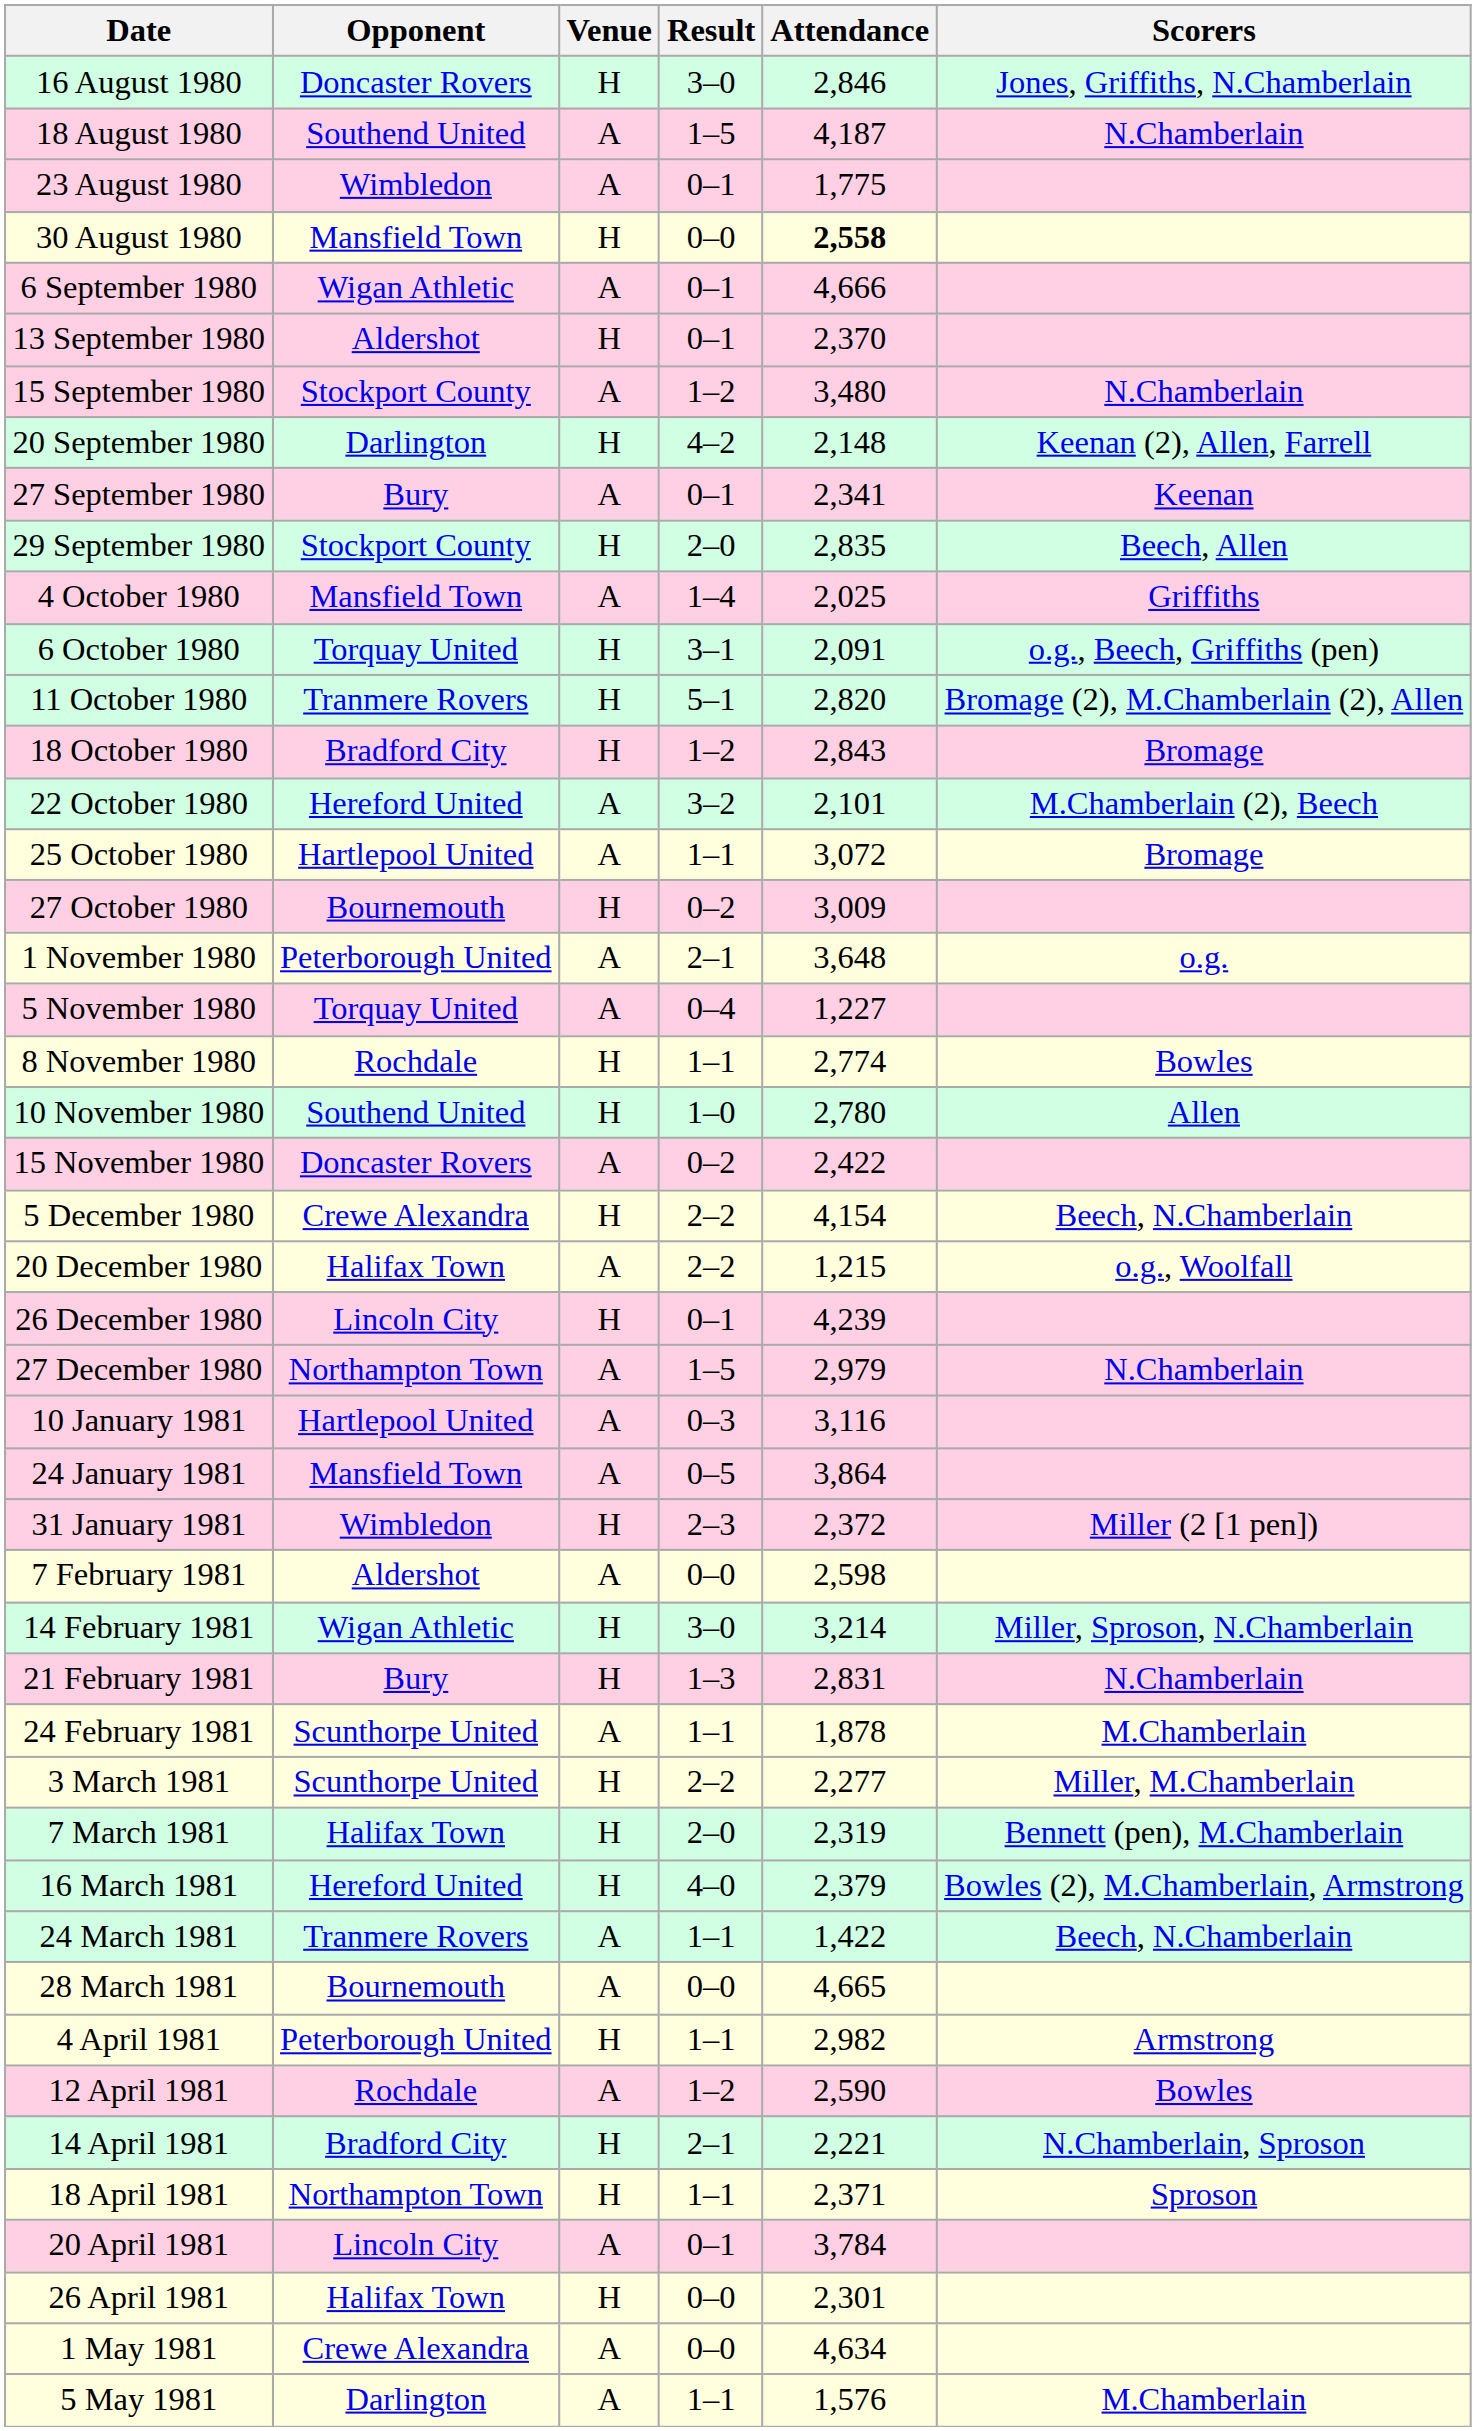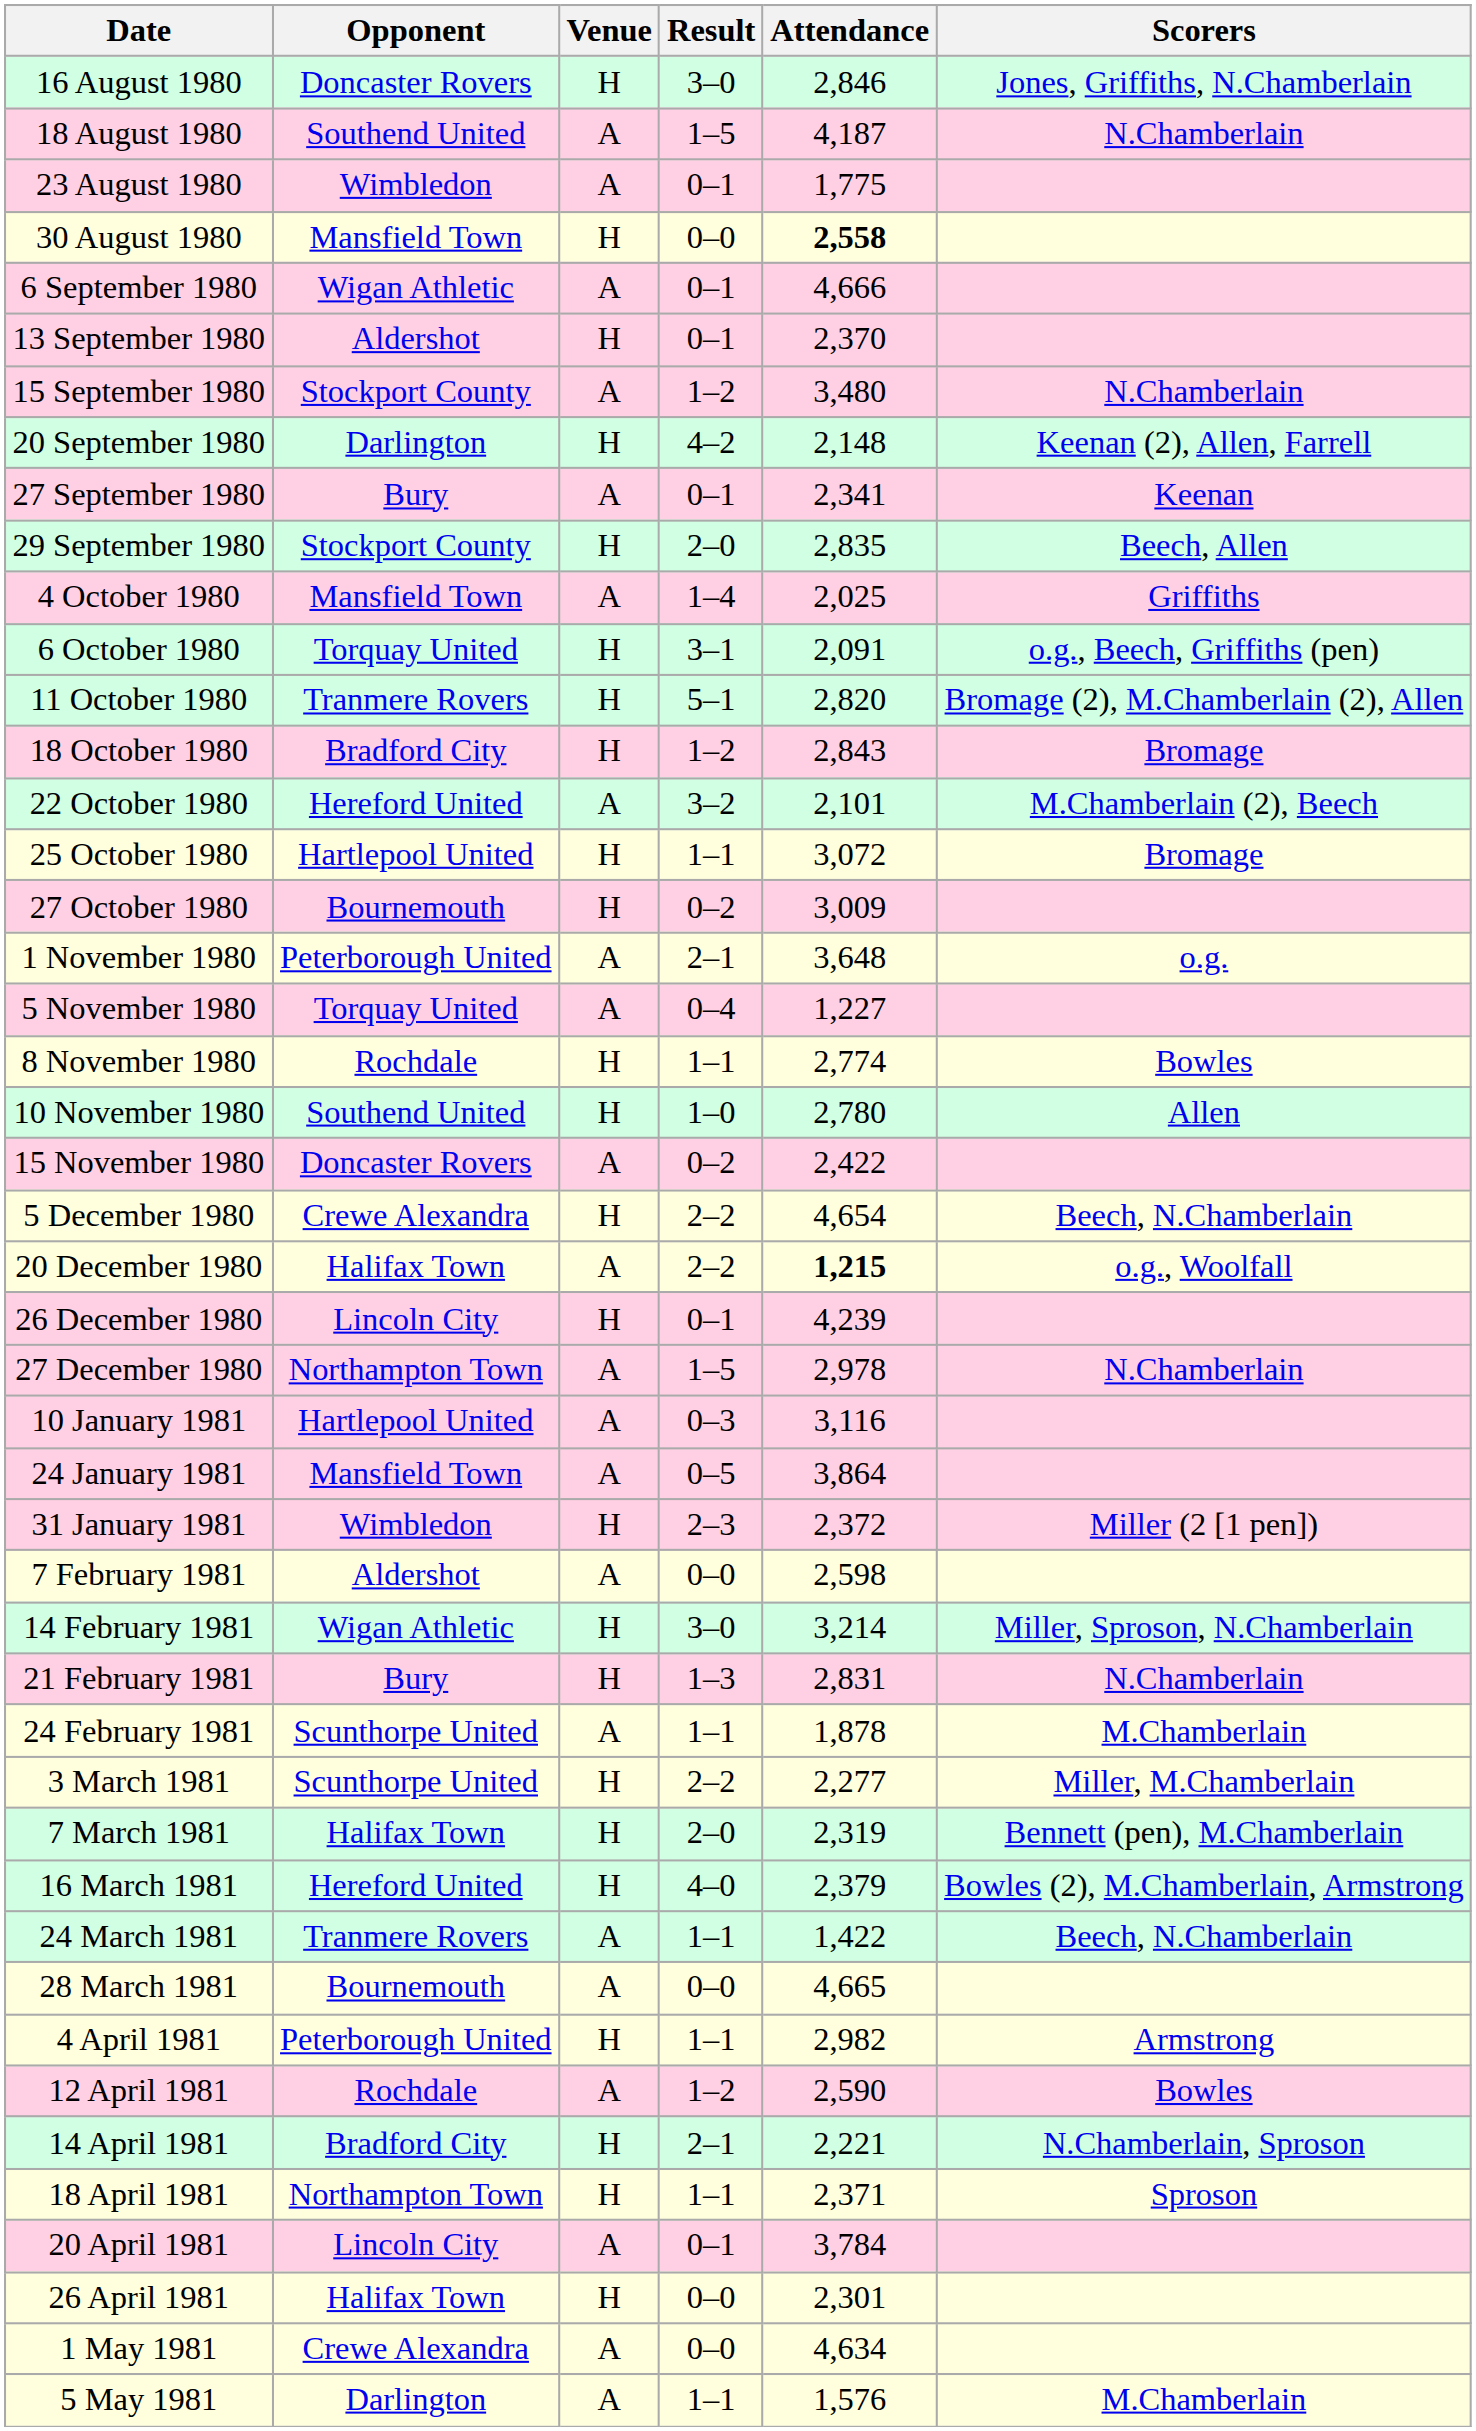(609, 854) A -> (609, 854) H
(850, 1215) 4,154 -> (850, 1215) 4,654
(850, 1266) normal -> (850, 1266) bold
(850, 1369) 2,979 -> (850, 1369) 2,978
